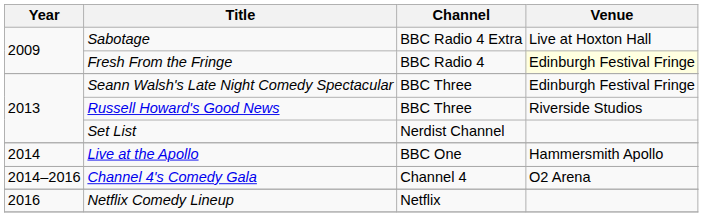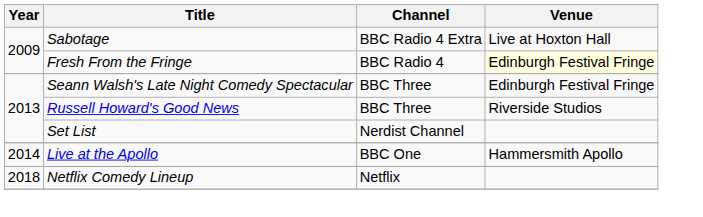- row: (172, 177)
(24, 200) 2016 -> (24, 177) 2018
